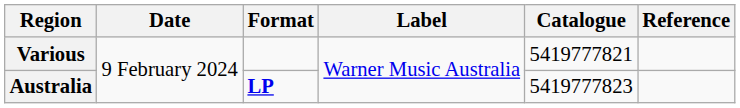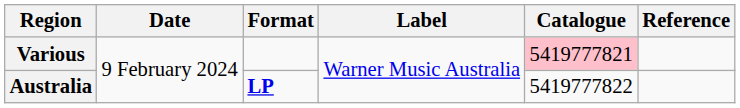(581, 53) no background -> (581, 53) pink background
(581, 86) 5419777823 -> (581, 86) 5419777822
